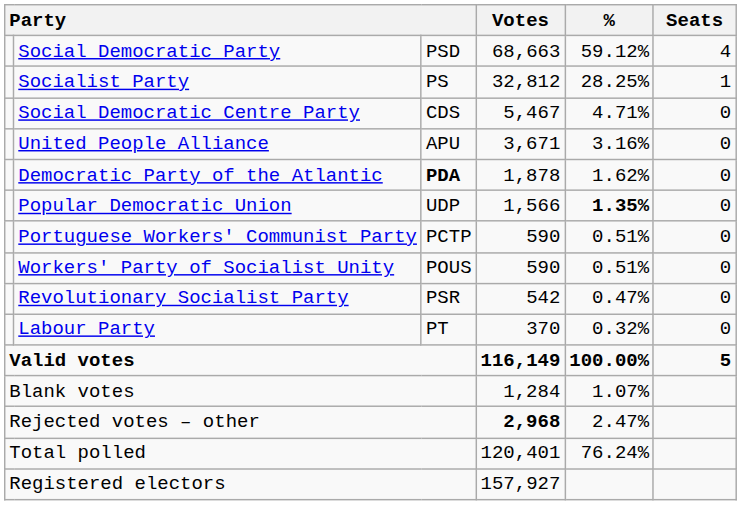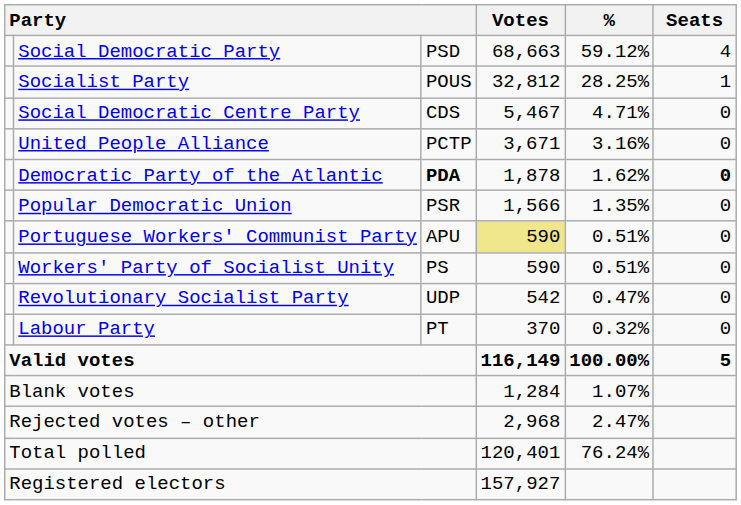(437, 82) PS -> (449, 82) POUS
(443, 144) APU -> (449, 144) PCTP
(725, 175) normal -> (725, 175) bold
(443, 206) UDP -> (443, 206) PSR
(621, 206) bold -> (621, 206) normal
(449, 237) PCTP -> (443, 237) APU
(543, 237) no background -> (543, 237) khaki background
(449, 268) POUS -> (437, 268) PS
(443, 299) PSR -> (443, 299) UDP
(532, 422) bold -> (532, 422) normal
